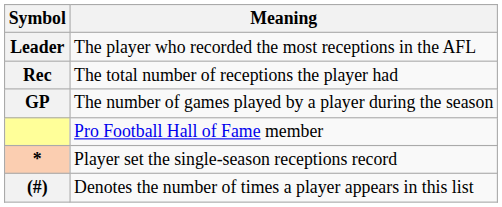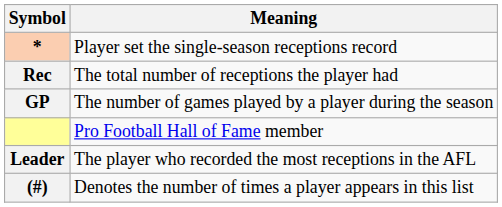rows swapped: (37, 46) <-> (37, 159)
